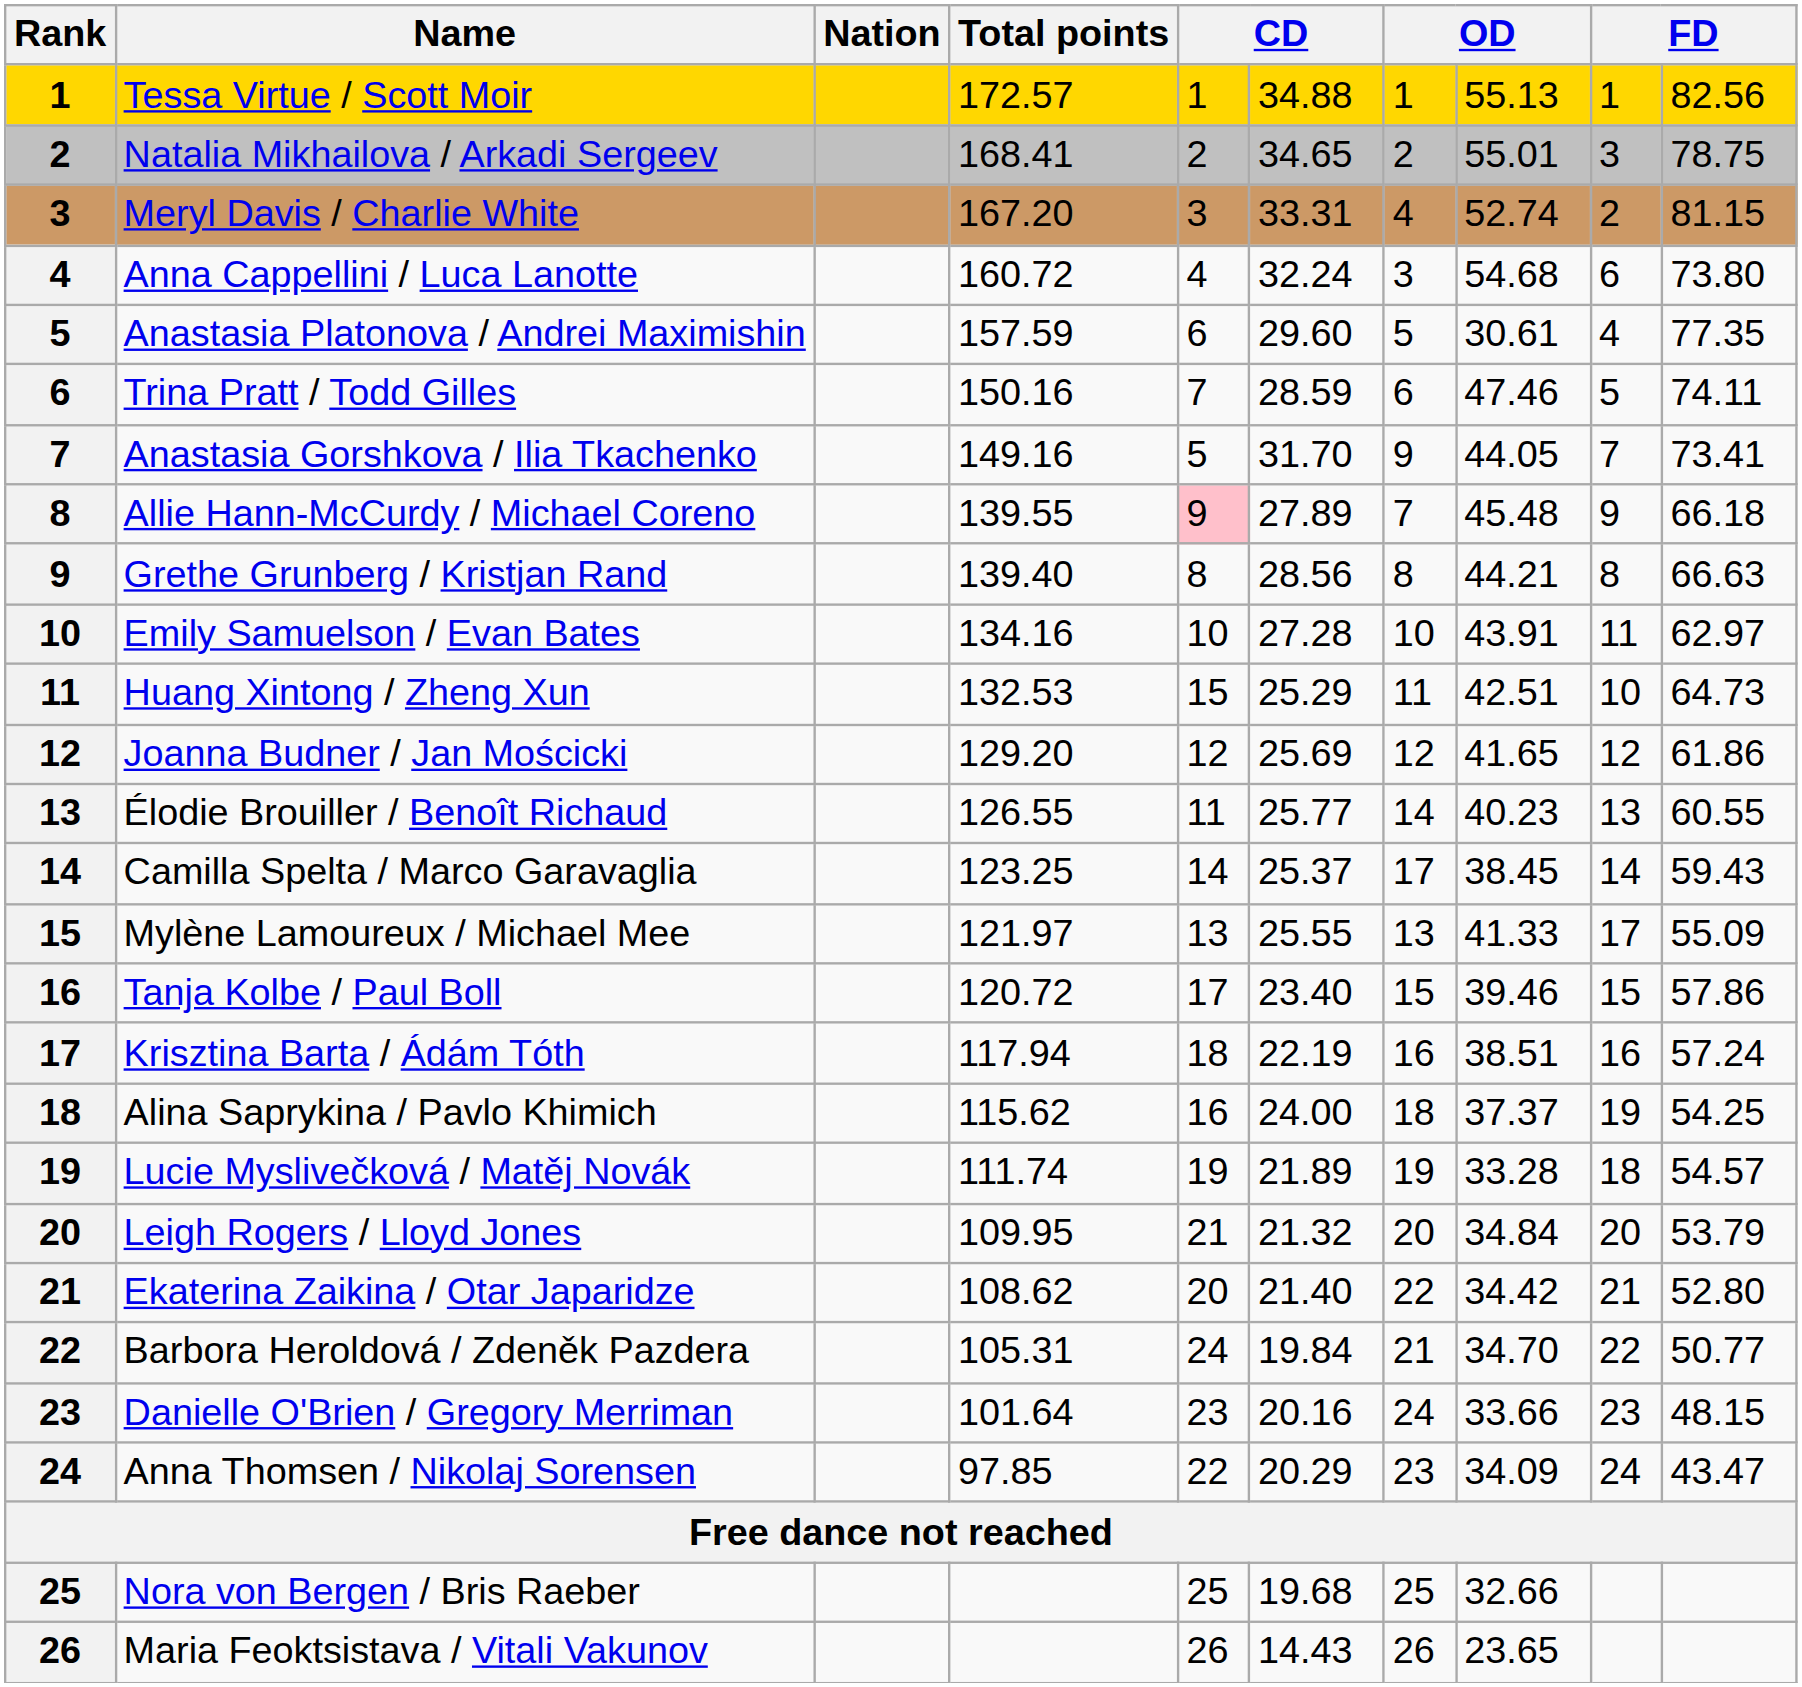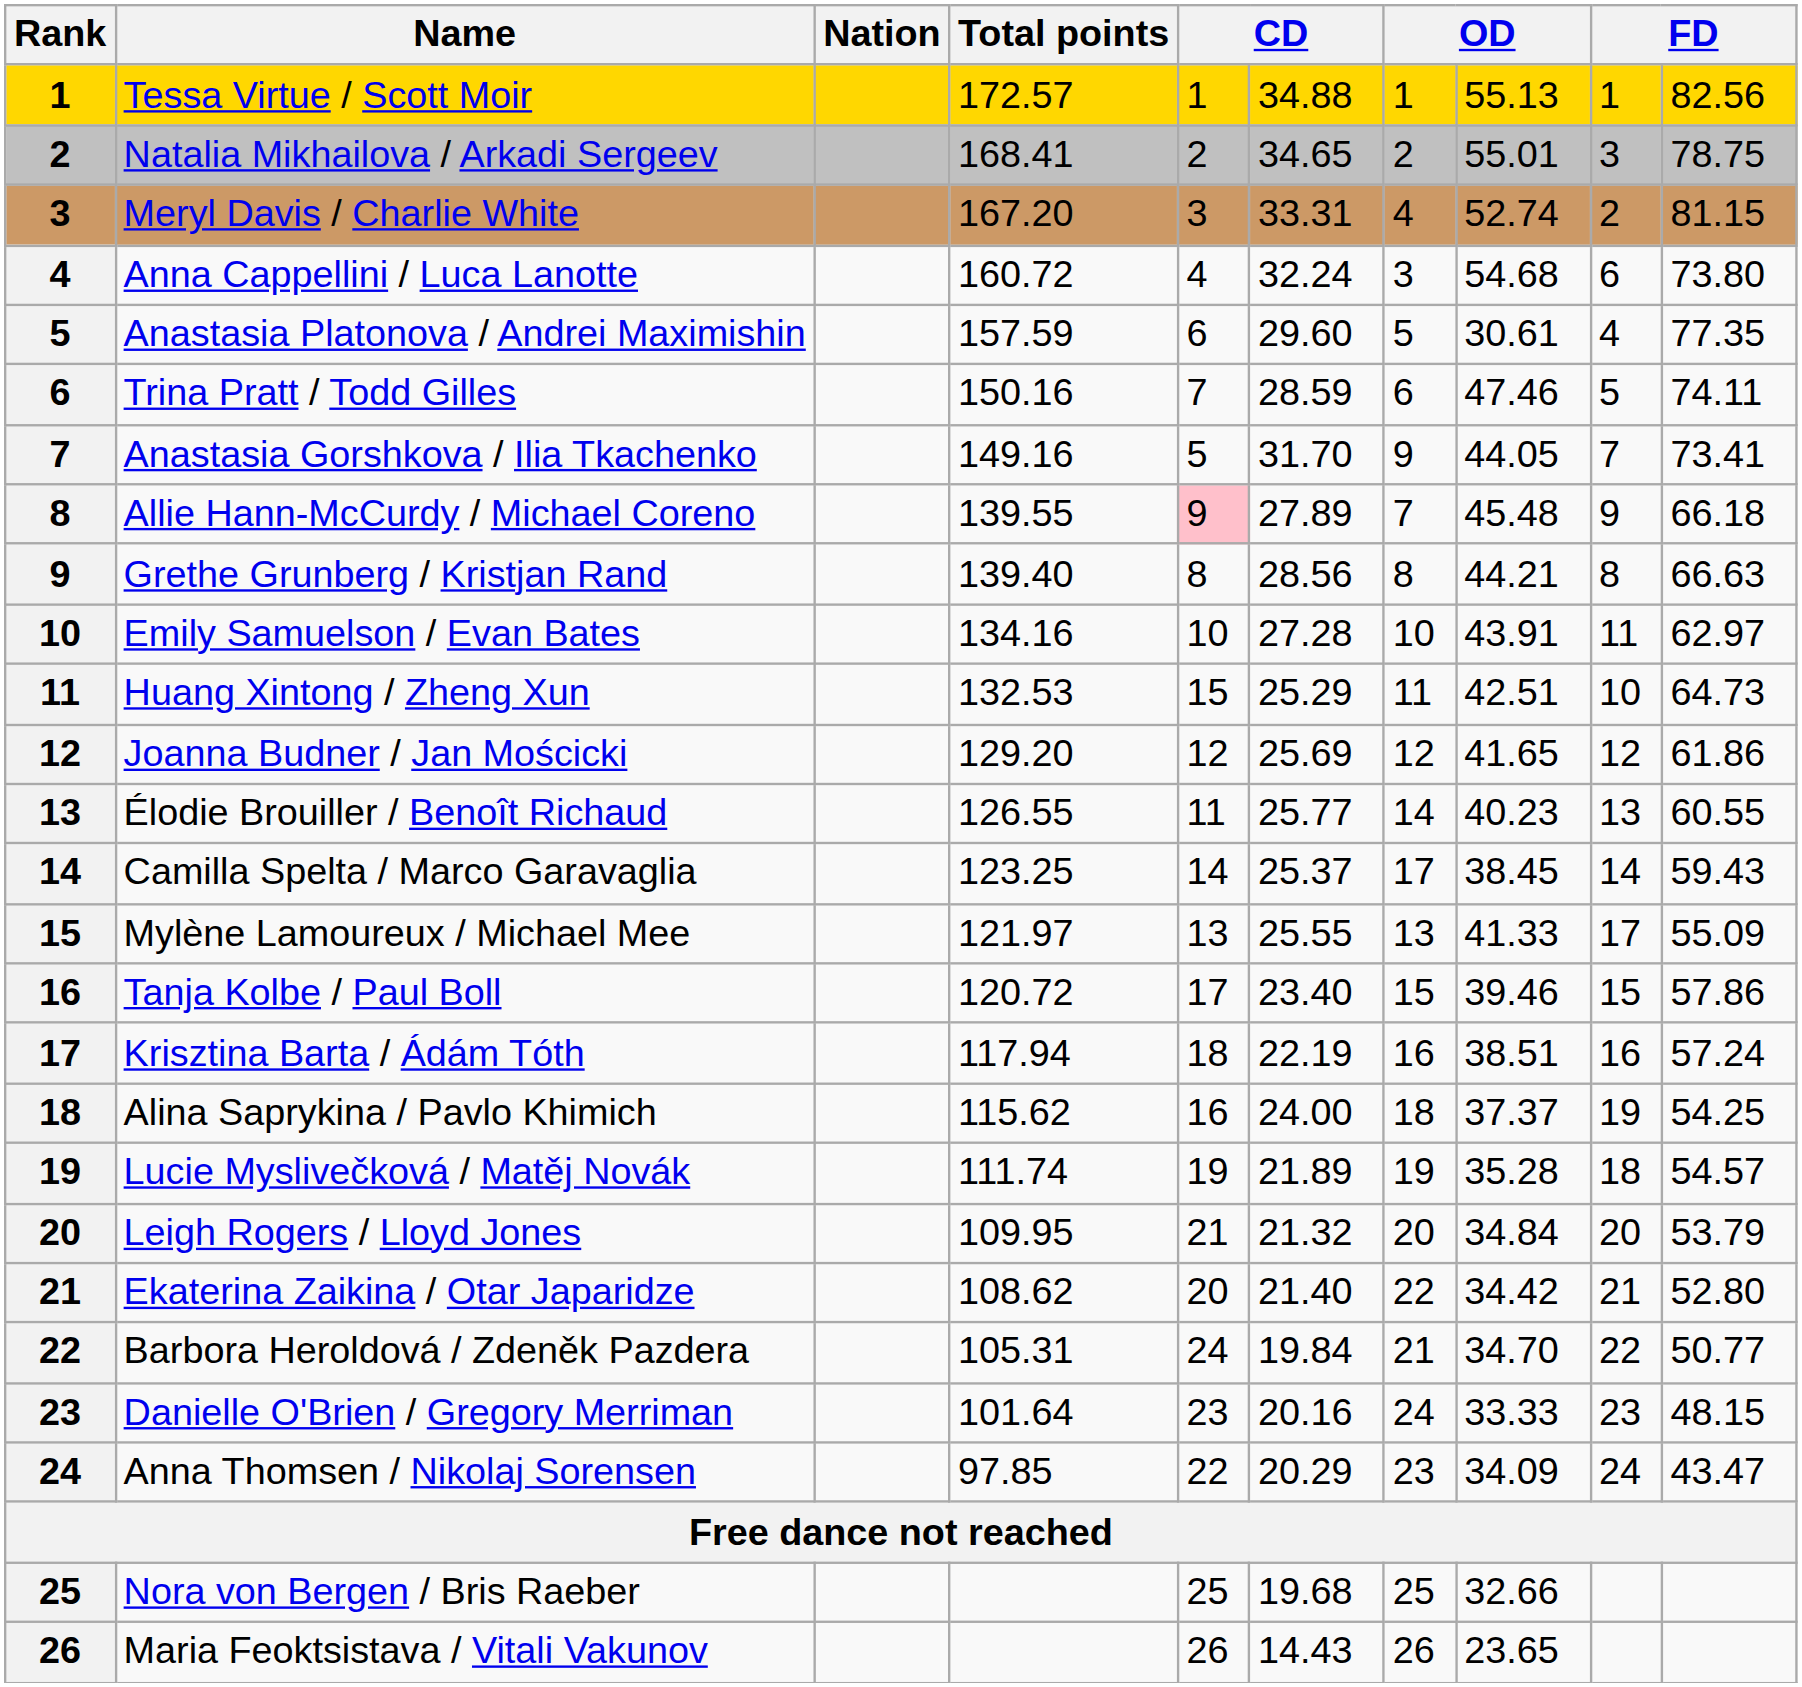(1512, 1172) 33.28 -> (1512, 1172) 35.28
(1512, 1411) 33.66 -> (1512, 1411) 33.33
